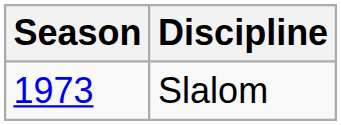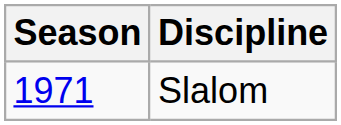(53, 90) 1973 -> (53, 90) 1971
